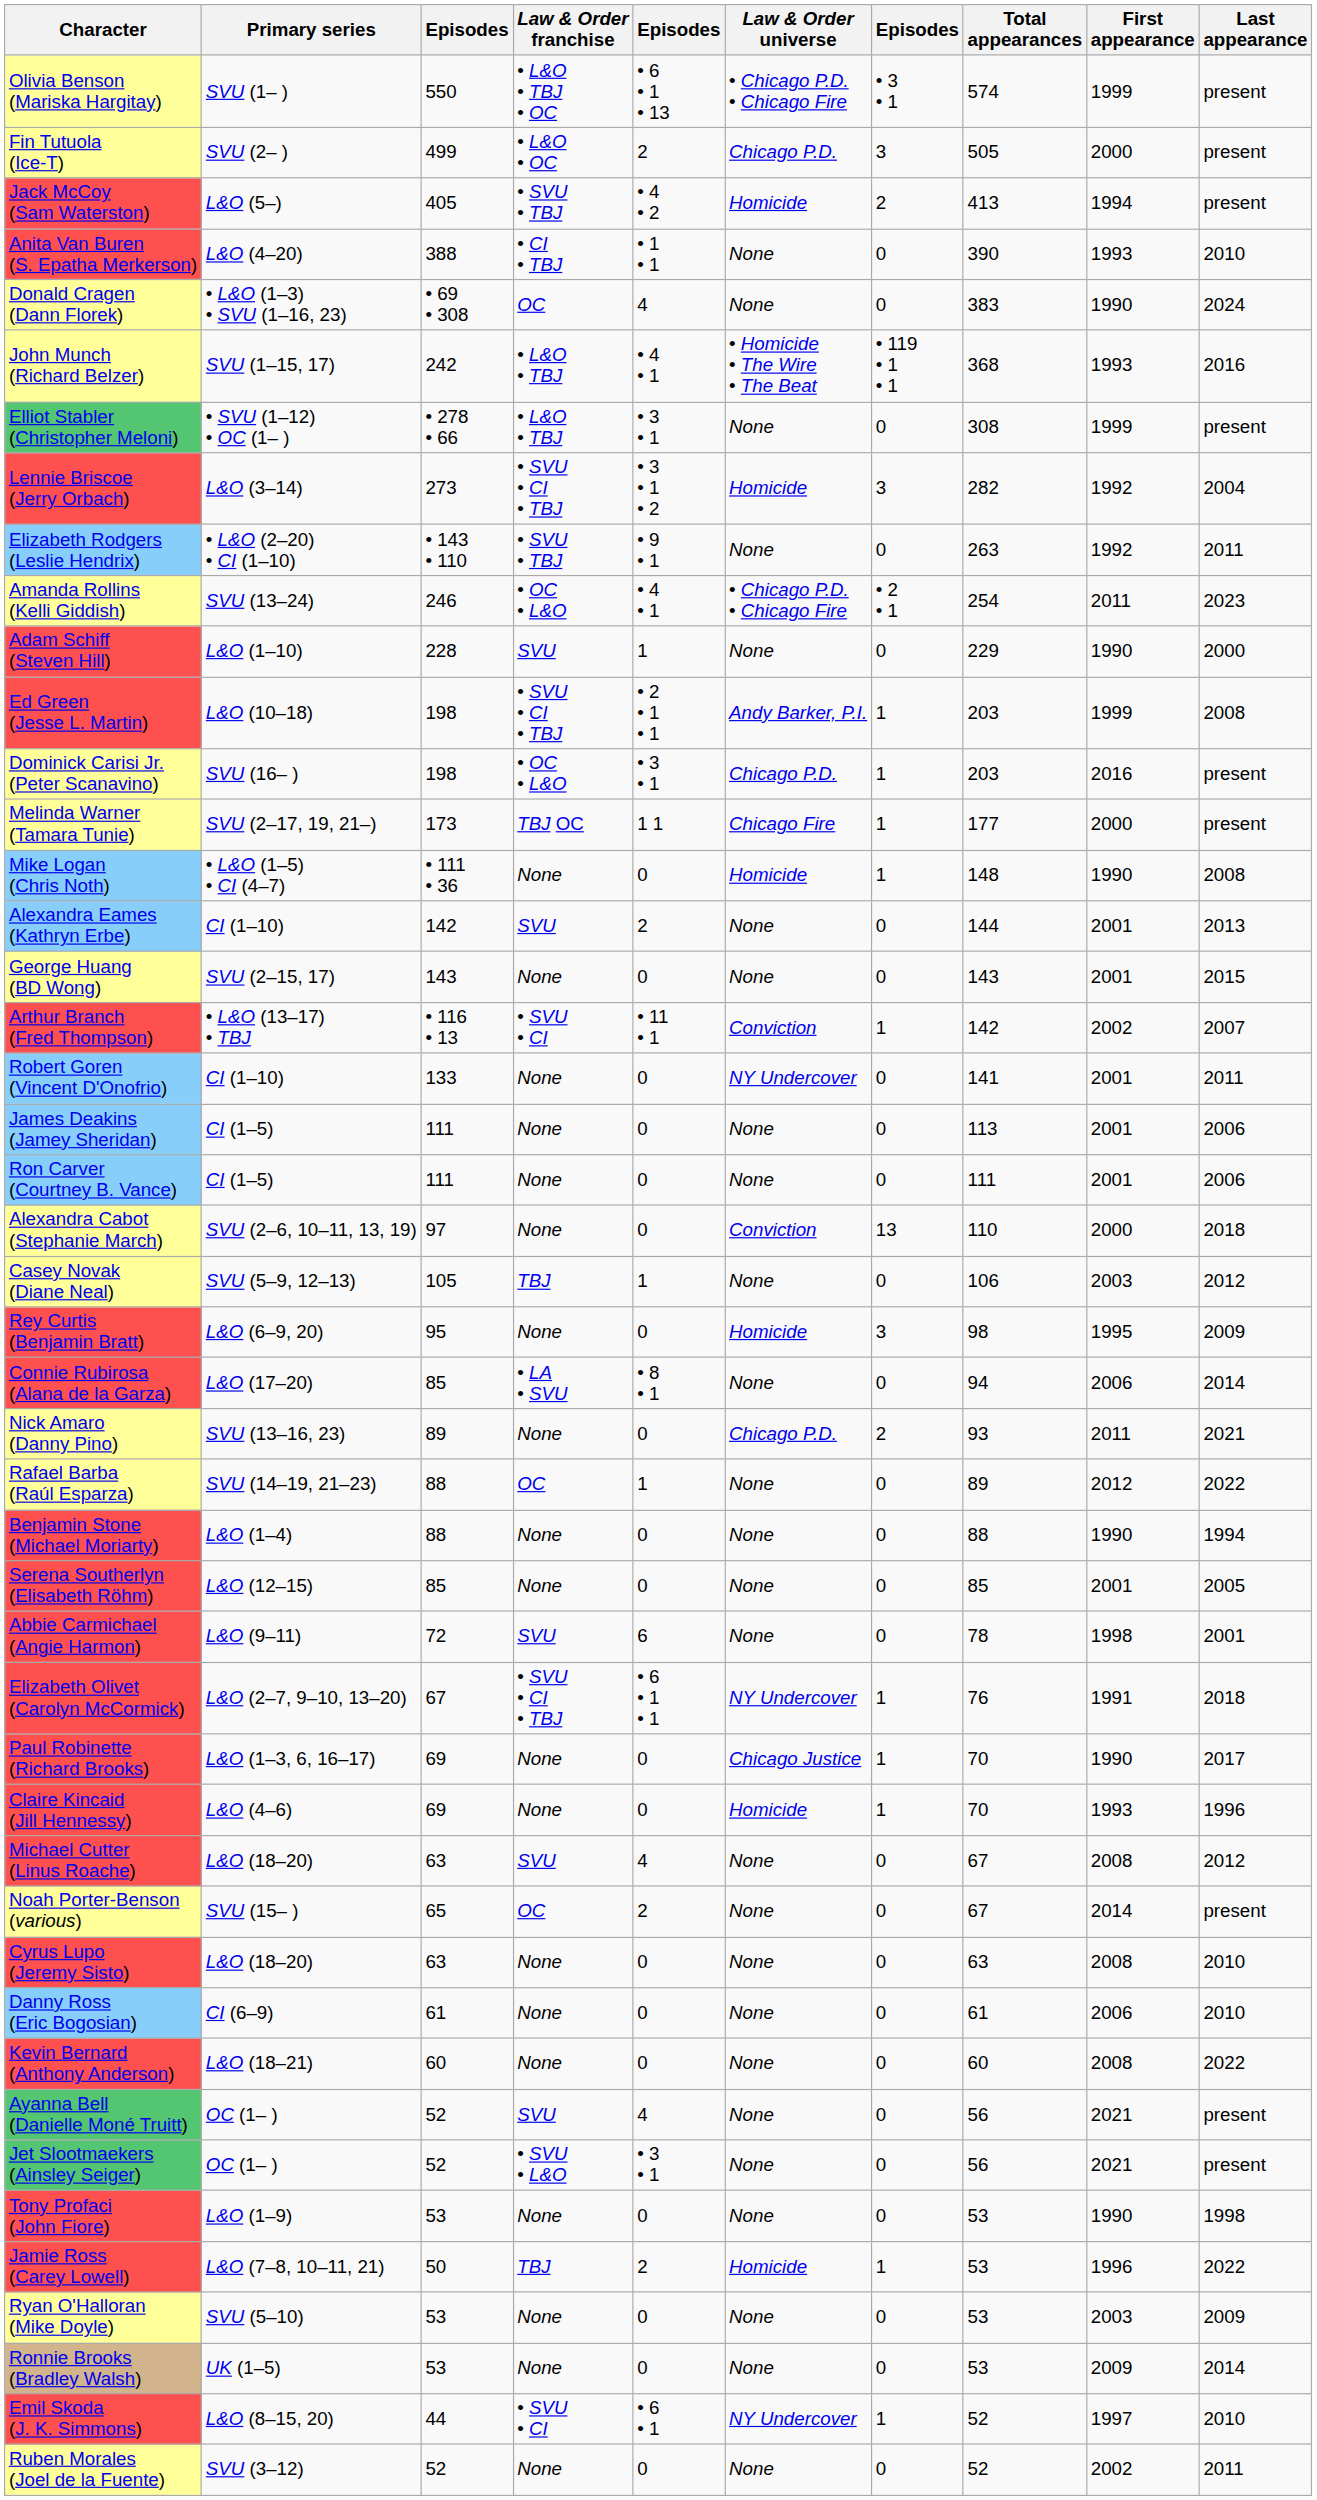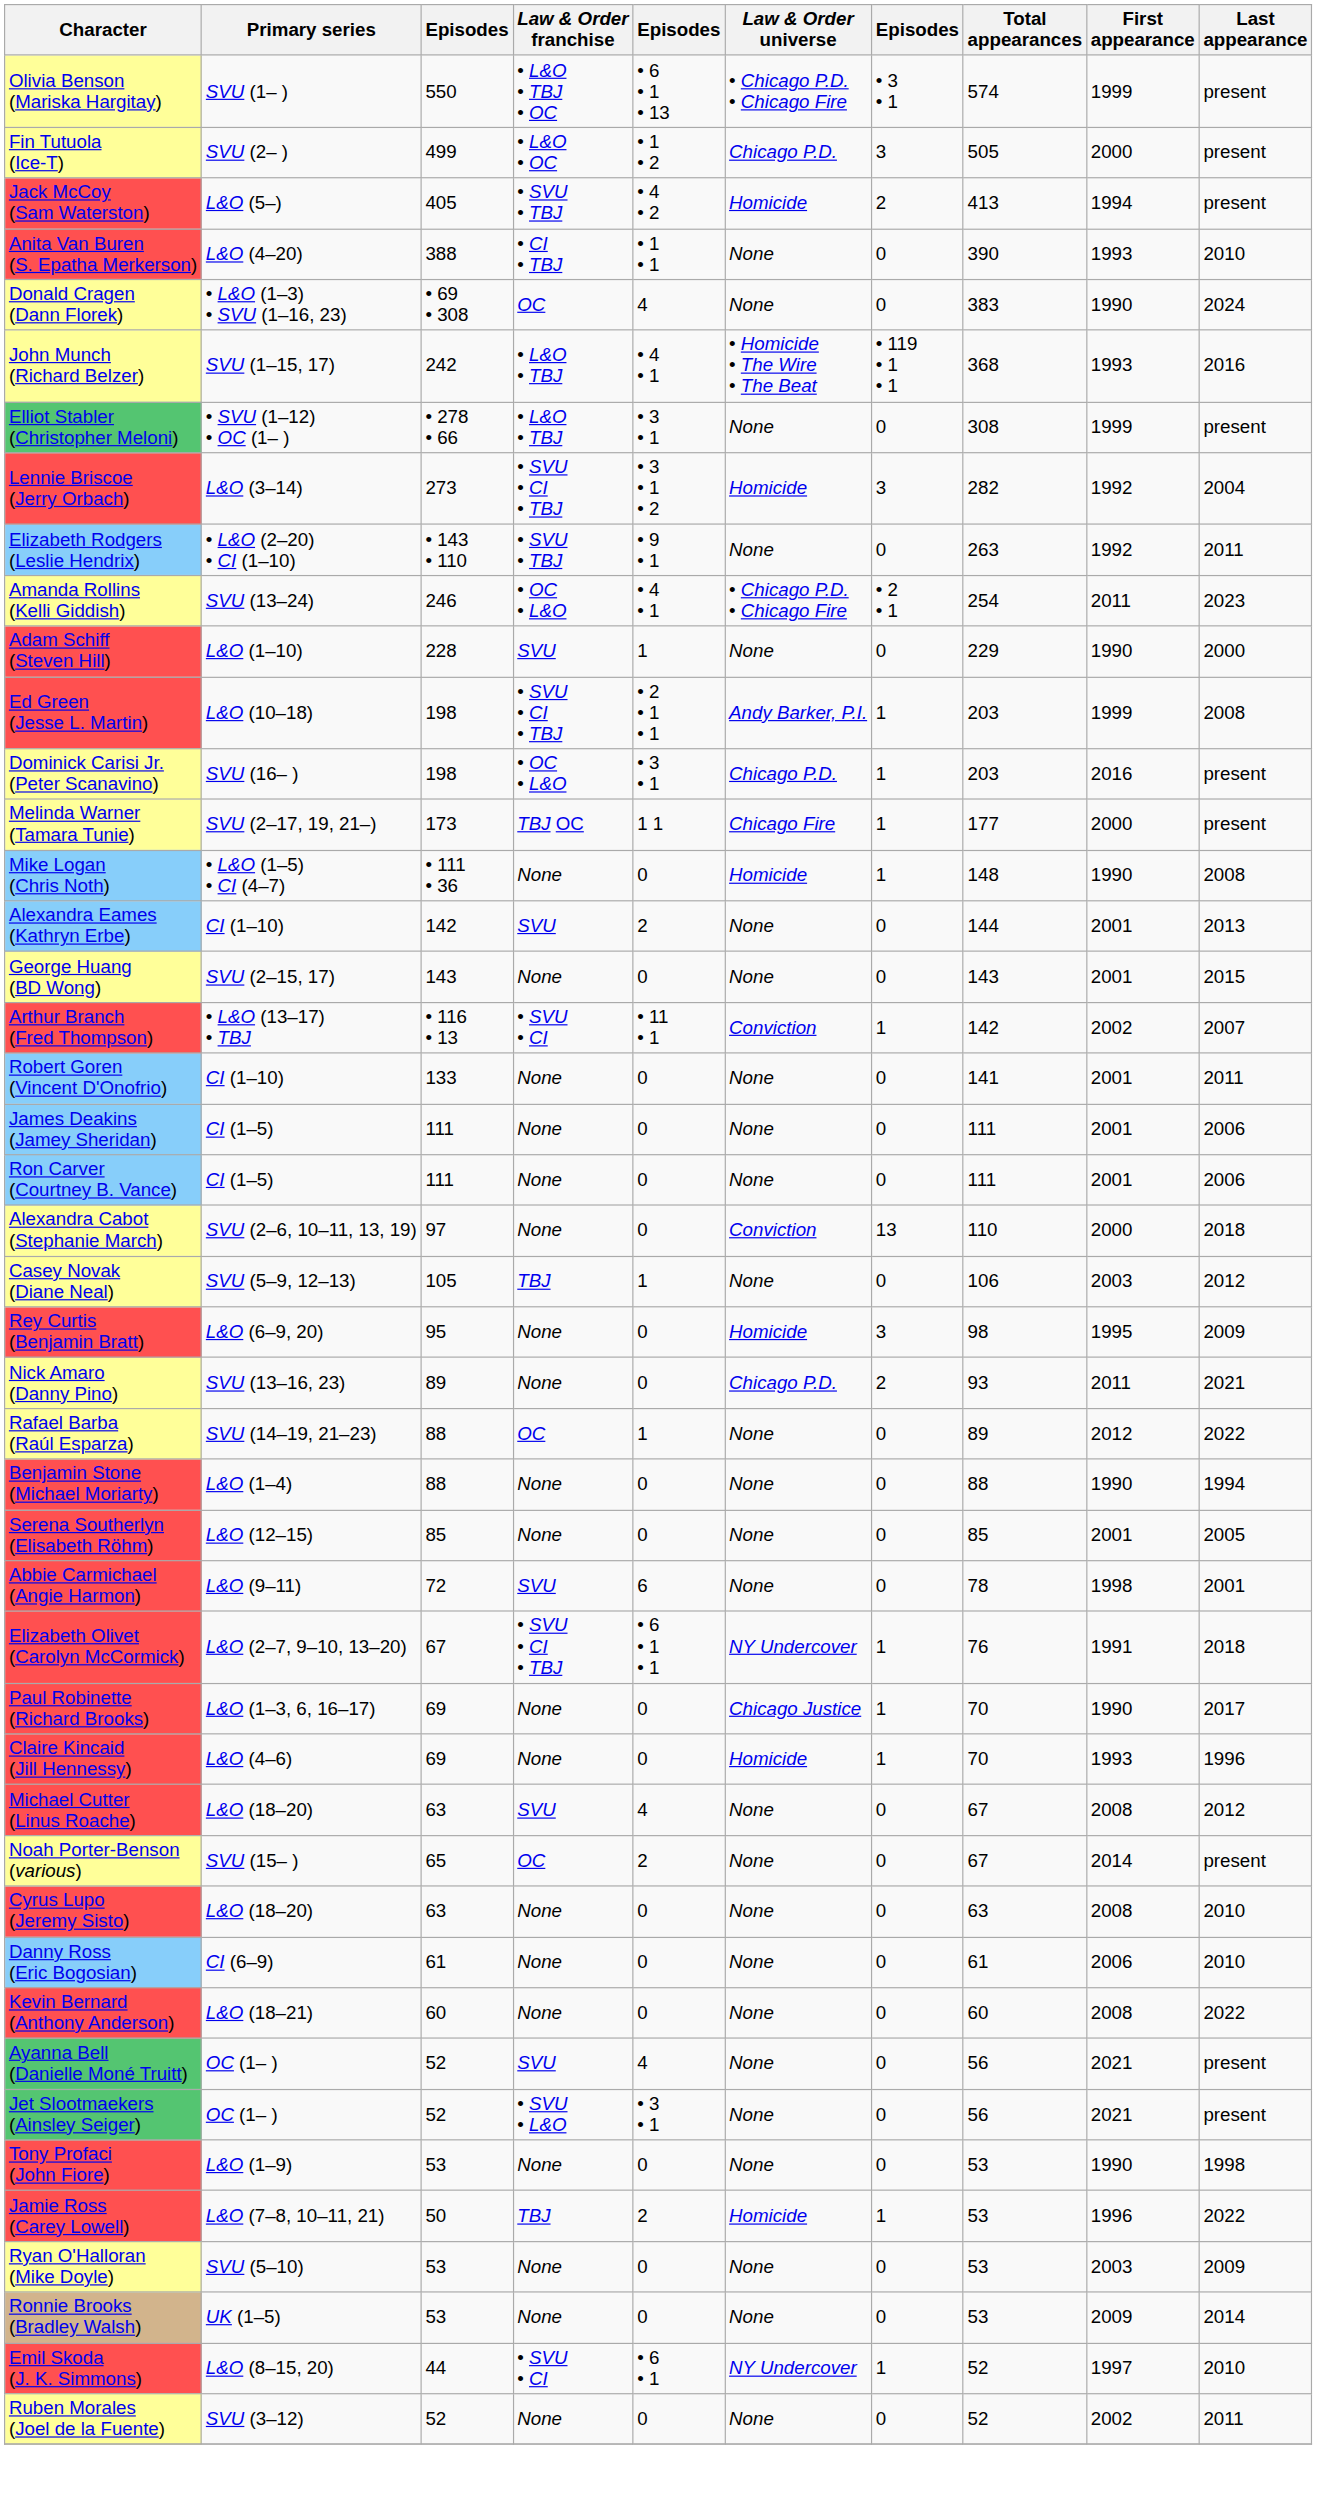(642, 152) 2 -> (648, 152) • 1 • 2
(793, 1078) NY Undercover -> (751, 1078) None
(983, 1129) 113 -> (982, 1129) 111
- row: (90, 1382)
